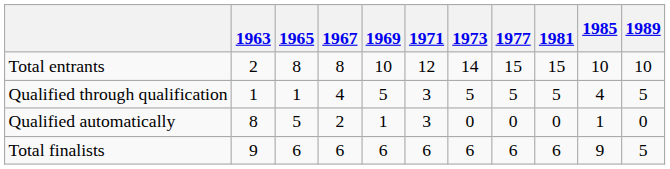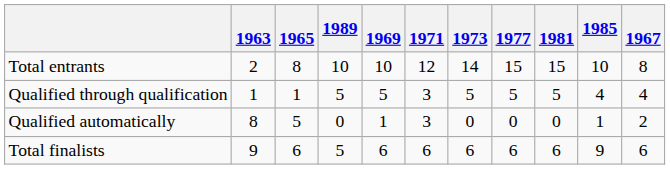columns swapped: (340, 38) <-> (643, 28)
